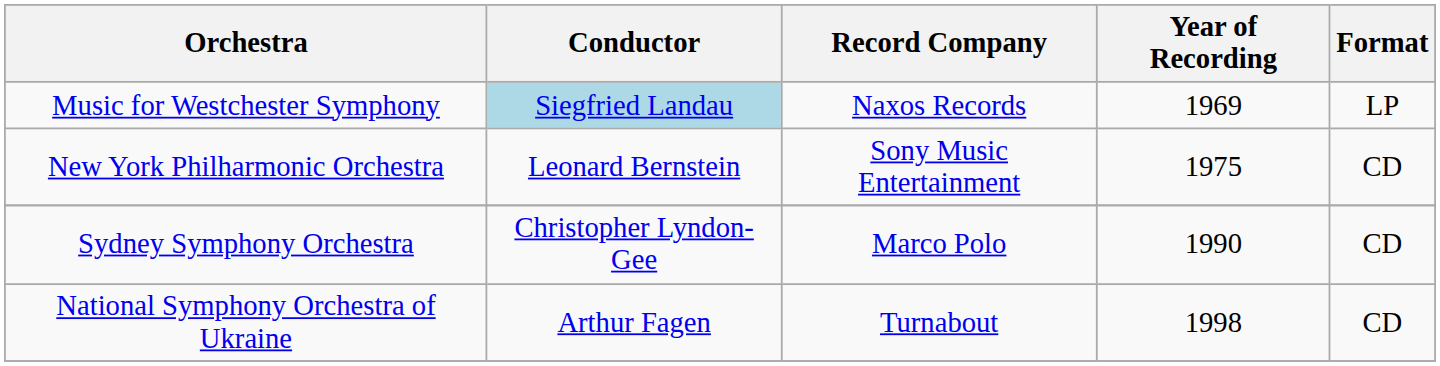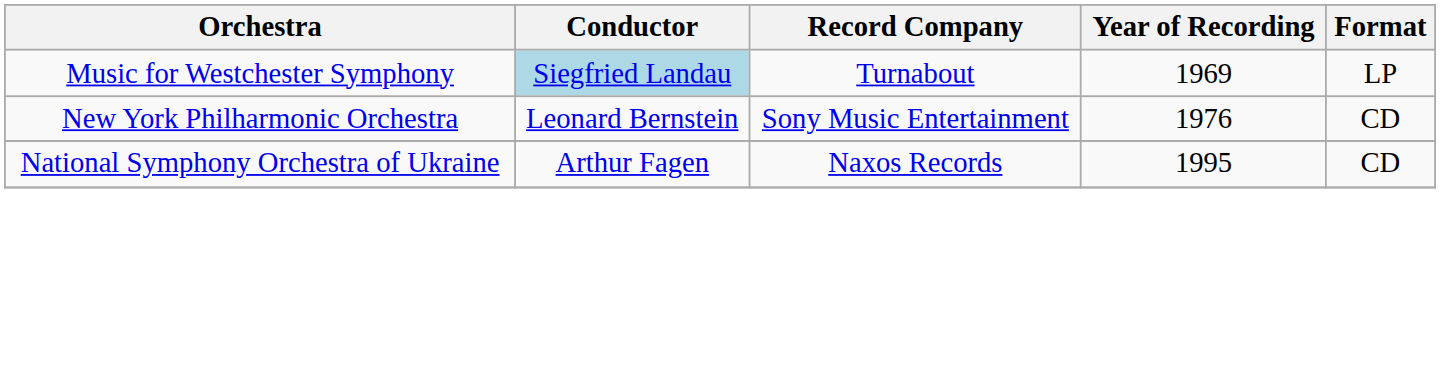(939, 104) Naxos Records -> (915, 72) Turnabout
(1213, 166) 1975 -> (1204, 118) 1976
- row: (246, 244)
(939, 321) Turnabout -> (915, 163) Naxos Records
(1213, 321) 1998 -> (1204, 163) 1995
